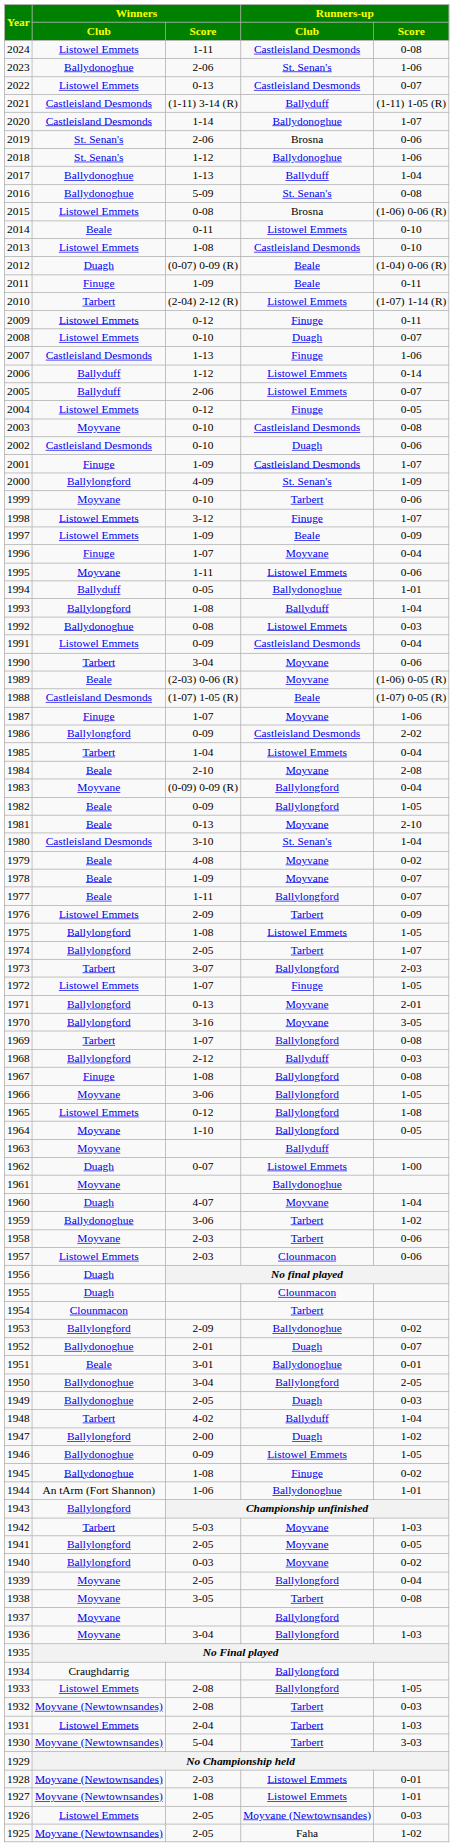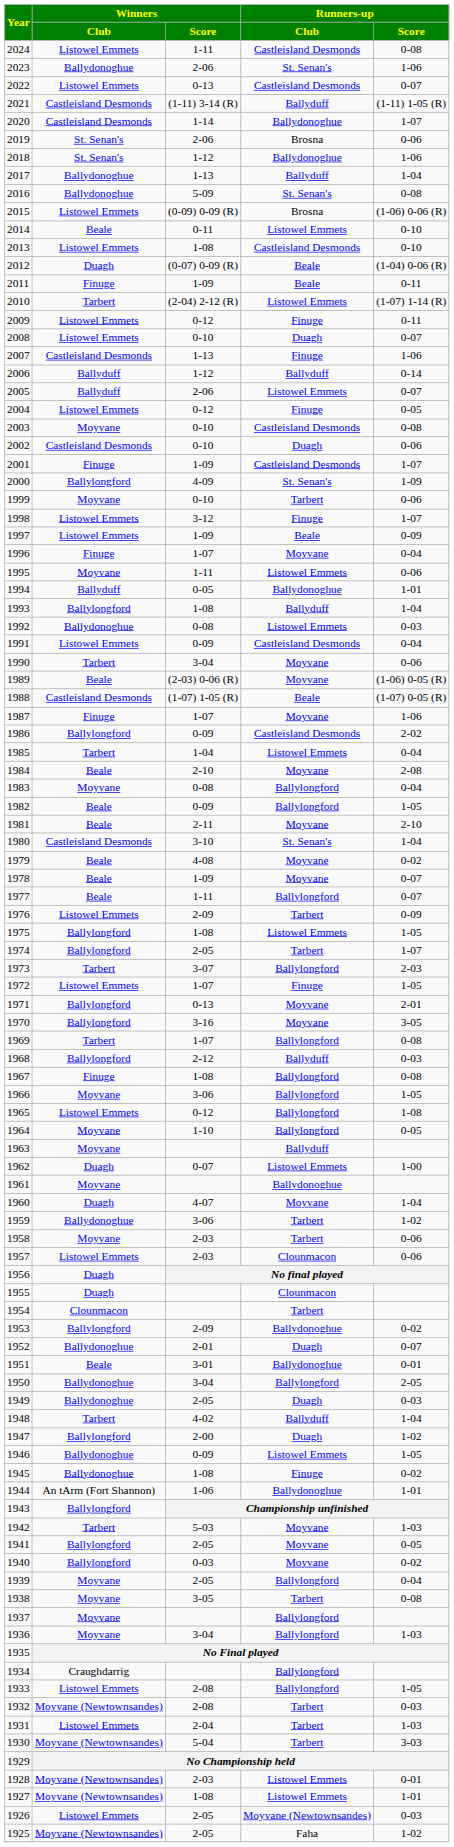(203, 211) 0-08 -> (203, 211) (0-09) 0-09 (R)
(307, 373) Listowel Emmets -> (307, 373) Ballyduff
(203, 788) (0-09) 0-09 (R) -> (203, 788) 0-08
(203, 824) 0-13 -> (203, 824) 2-11
